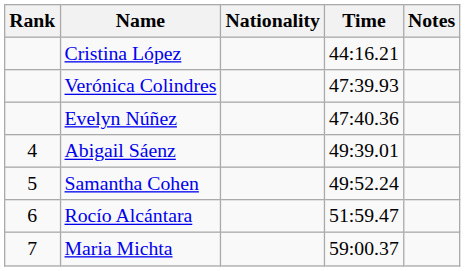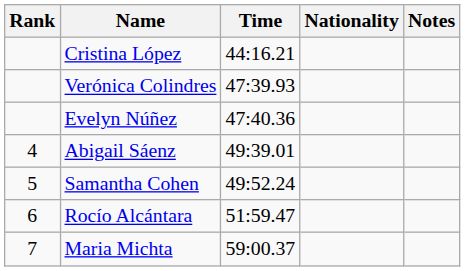columns swapped: (273, 20) <-> (364, 20)
